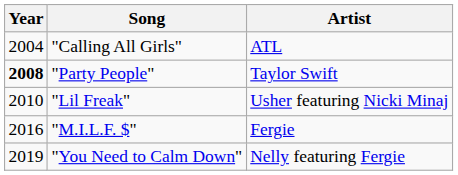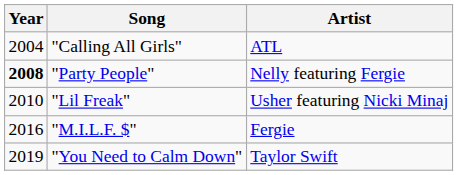(294, 73) Taylor Swift -> (328, 73) Nelly featuring Fergie
(328, 156) Nelly featuring Fergie -> (294, 156) Taylor Swift
